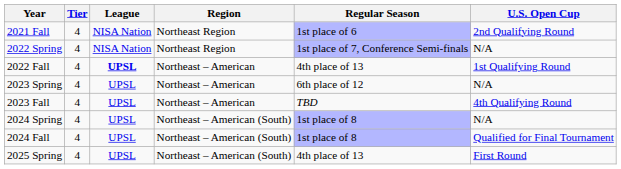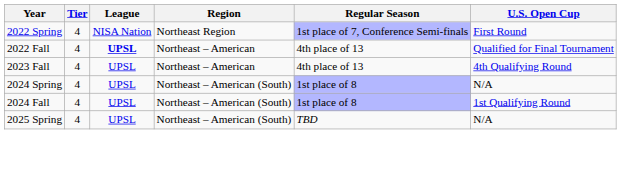- row: (28, 31)
(483, 48) N/A -> (500, 31) First Round
(522, 66) 1st Qualifying Round -> (544, 48) Qualified for Final Tournament
- row: (34, 84)
(307, 102) TBD -> (330, 66) 4th place of 13
(544, 137) Qualified for Final Tournament -> (522, 102) 1st Qualifying Round
(330, 155) 4th place of 13 -> (307, 119) TBD
(500, 155) First Round -> (483, 119) N/A
